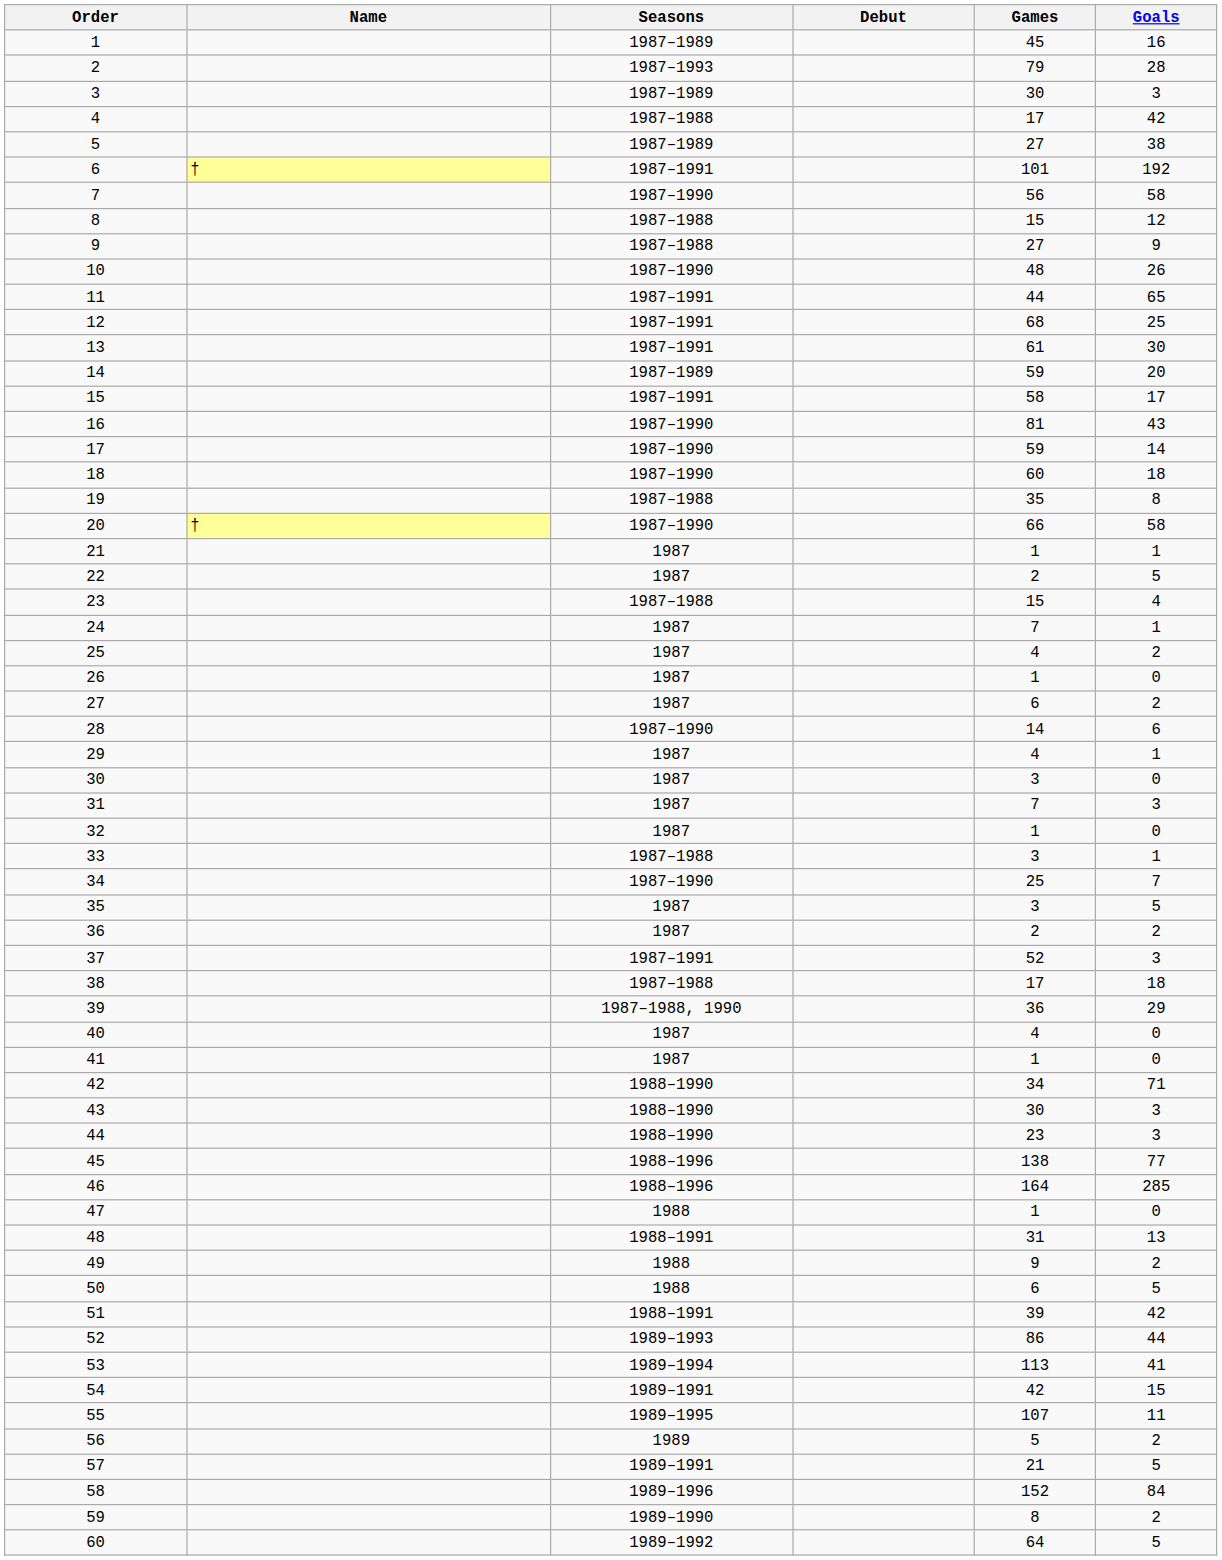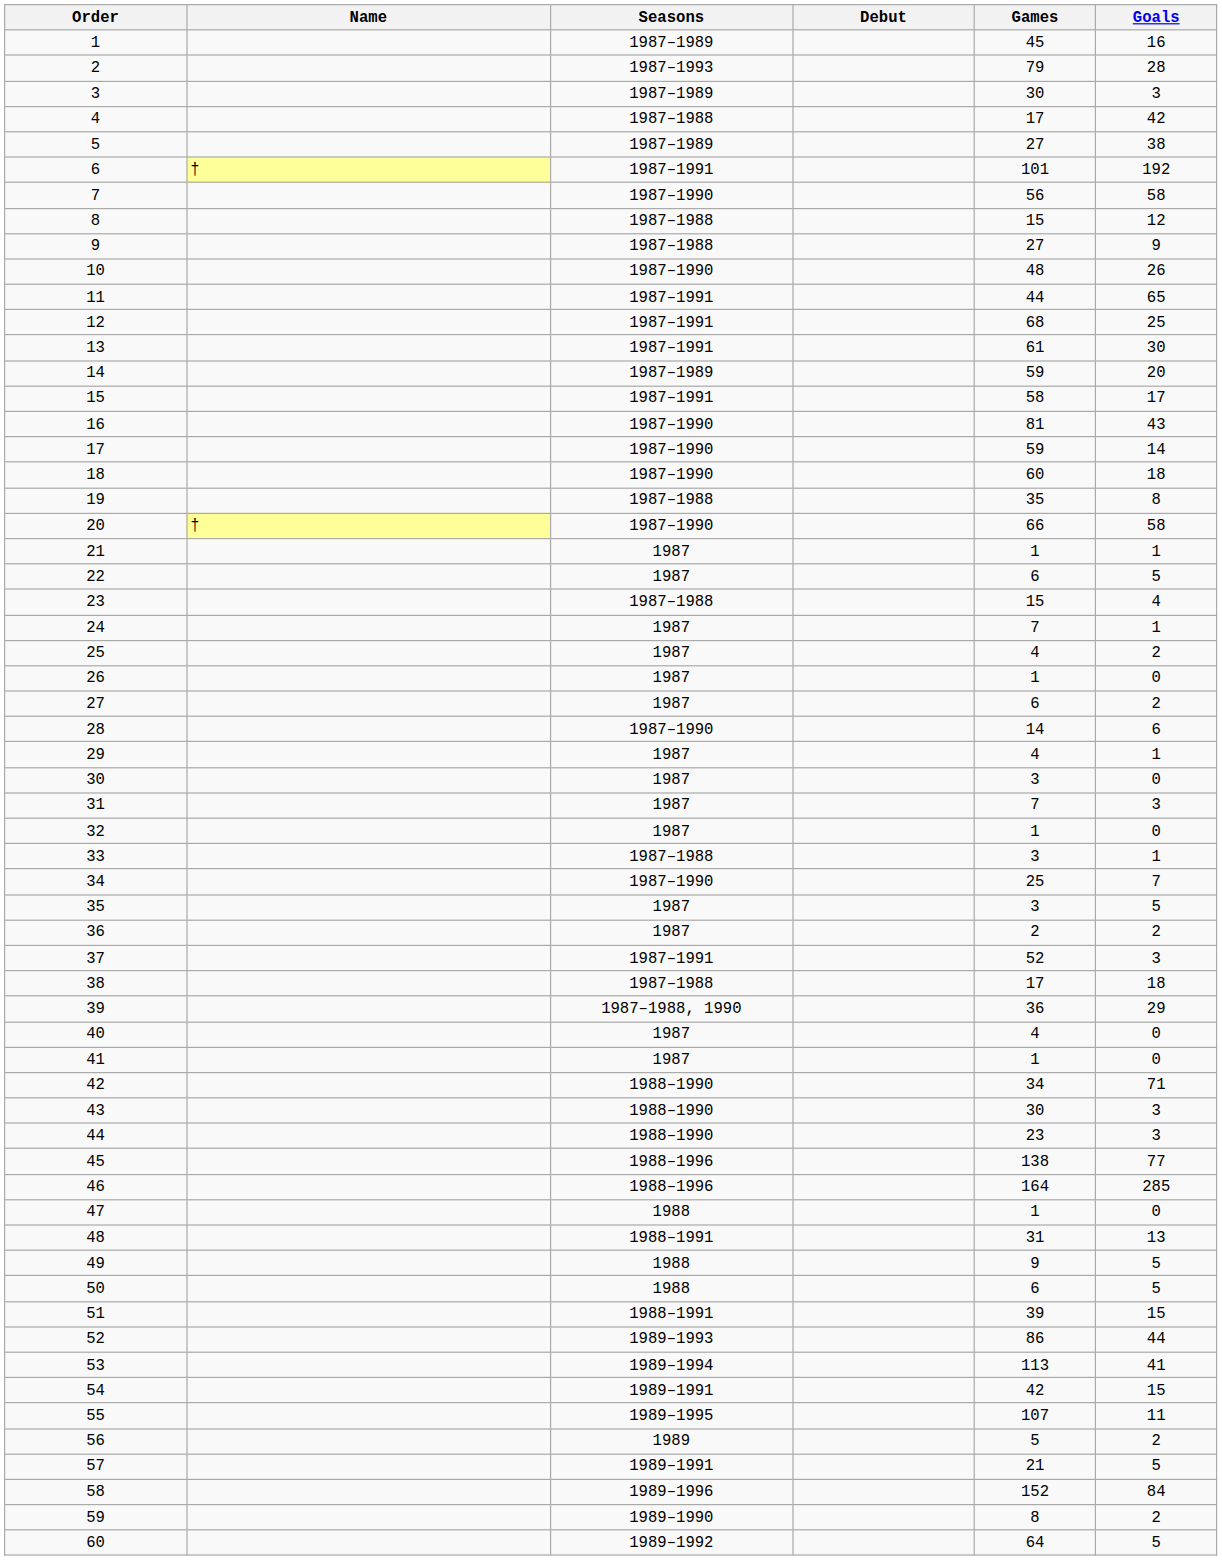(1035, 577) 2 -> (1035, 577) 6
(1156, 1263) 2 -> (1156, 1263) 5
(1156, 1314) 42 -> (1156, 1314) 15
